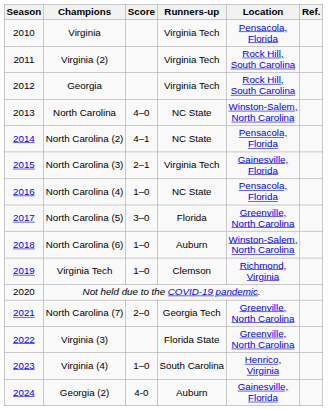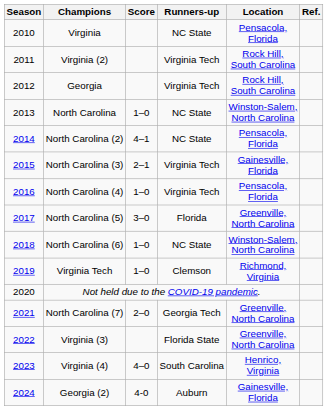(192, 33) Virginia Tech -> (192, 33) NC State
(141, 112) 4–0 -> (141, 112) 1–0
(192, 191) NC State -> (192, 191) Virginia Tech
(192, 244) Auburn -> (192, 244) NC State
(141, 366) 1–0 -> (141, 366) 4–0
